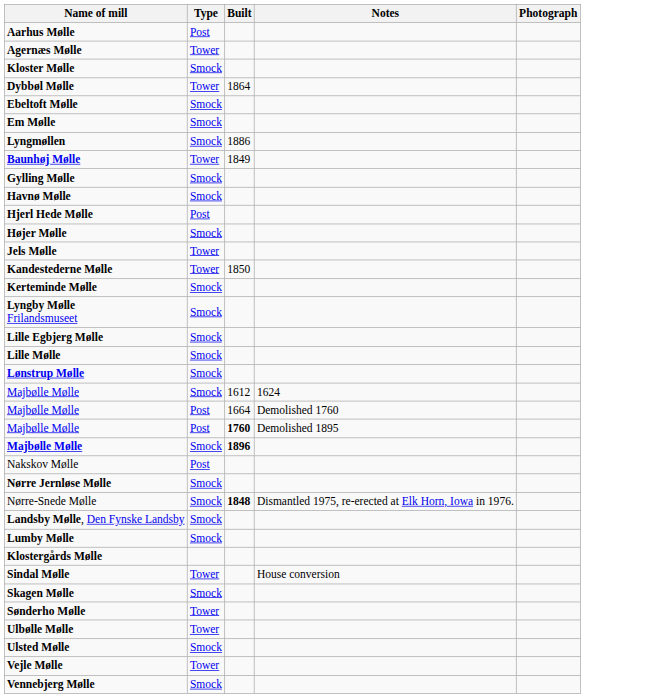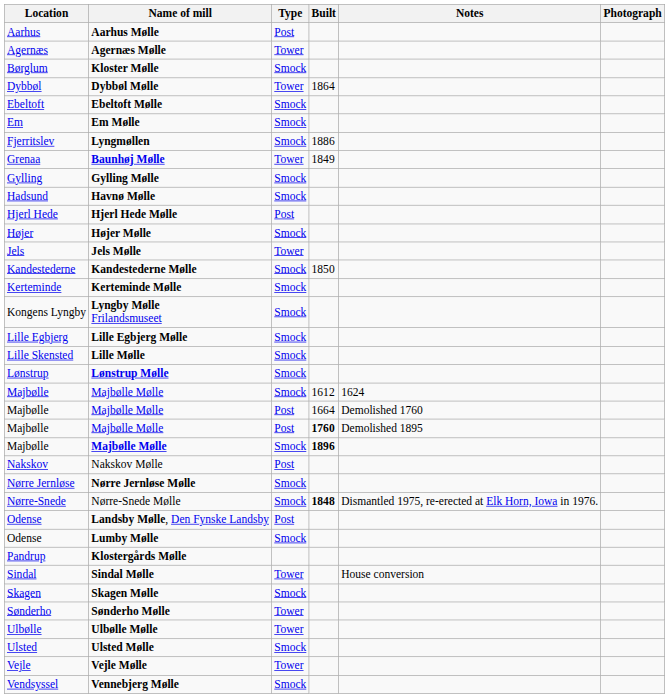+ column: (47, 13)
(205, 269) Tower -> (290, 269) Smock
(206, 519) Smock -> (284, 519) Post
